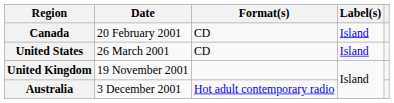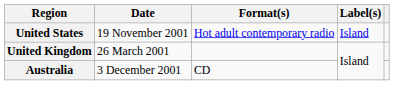- row: (49, 32)
(133, 51) 26 March 2001 -> (143, 32) 19 November 2001
(202, 51) CD -> (264, 32) Hot adult contemporary radio
(143, 70) 19 November 2001 -> (133, 51) 26 March 2001
(264, 88) Hot adult contemporary radio -> (202, 70) CD
